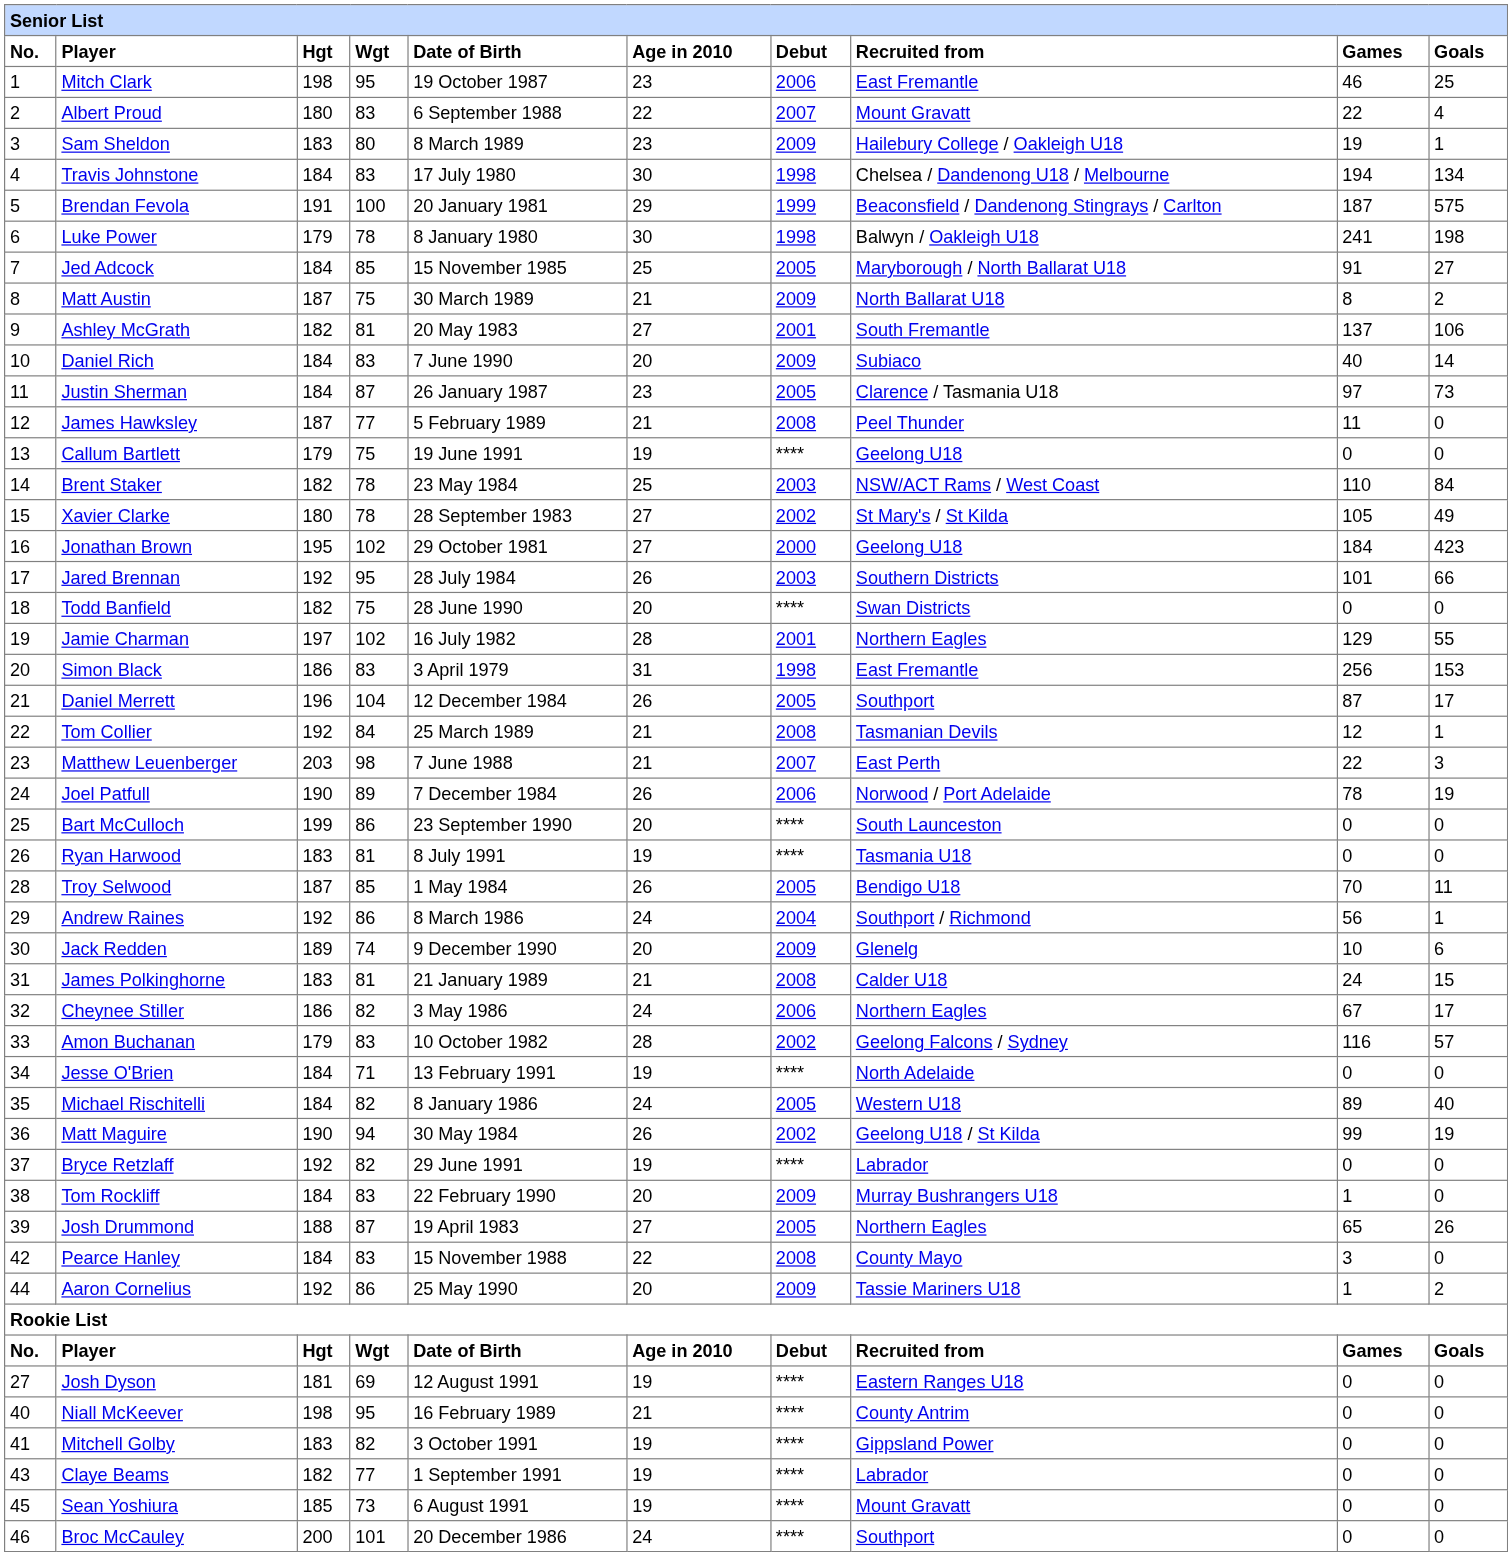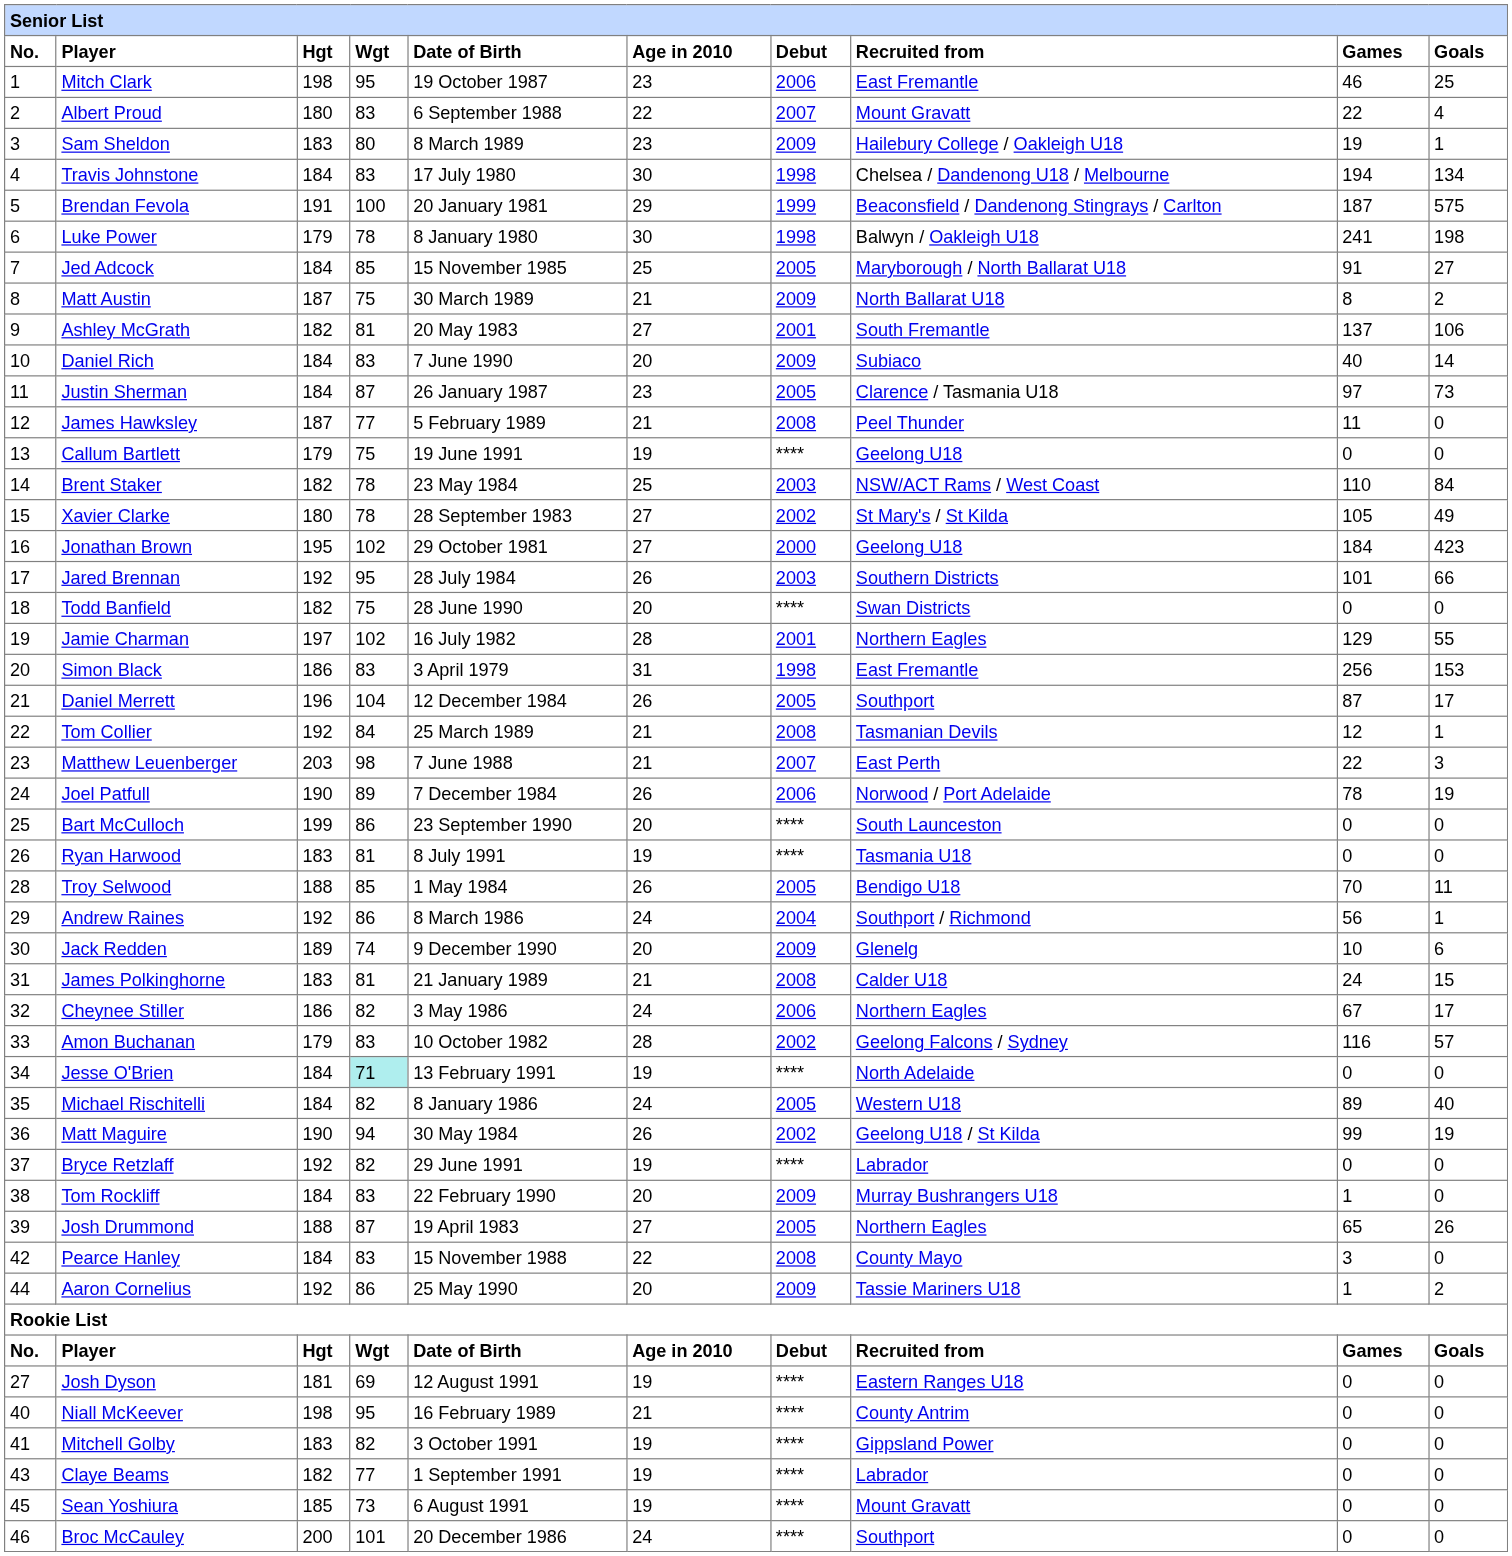(318, 886) 187 -> (318, 886) 188
(365, 1072) no background -> (365, 1072) paleturquoise background
